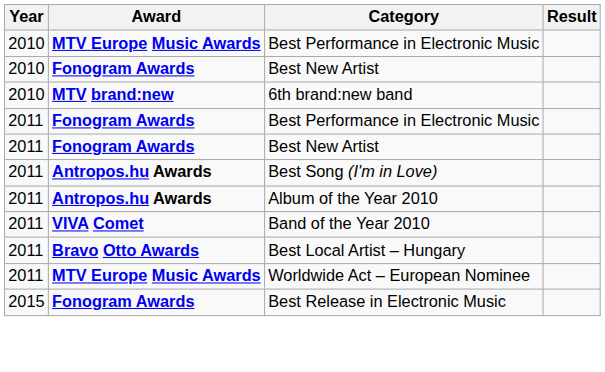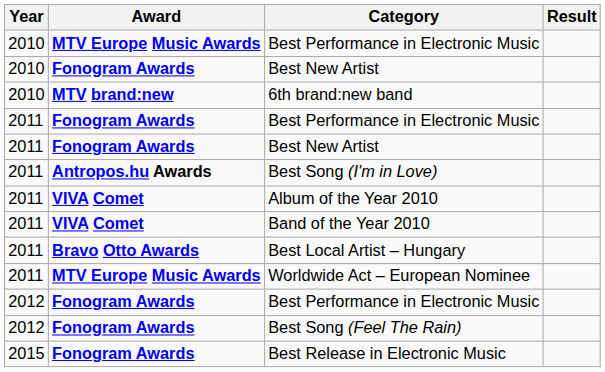(132, 198) Antropos.hu Awards -> (98, 198) VIVA Comet
+ row: (26, 302)
+ row: (26, 328)
